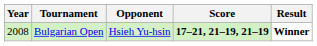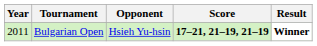(18, 31) 2008 -> (18, 31) 2011
